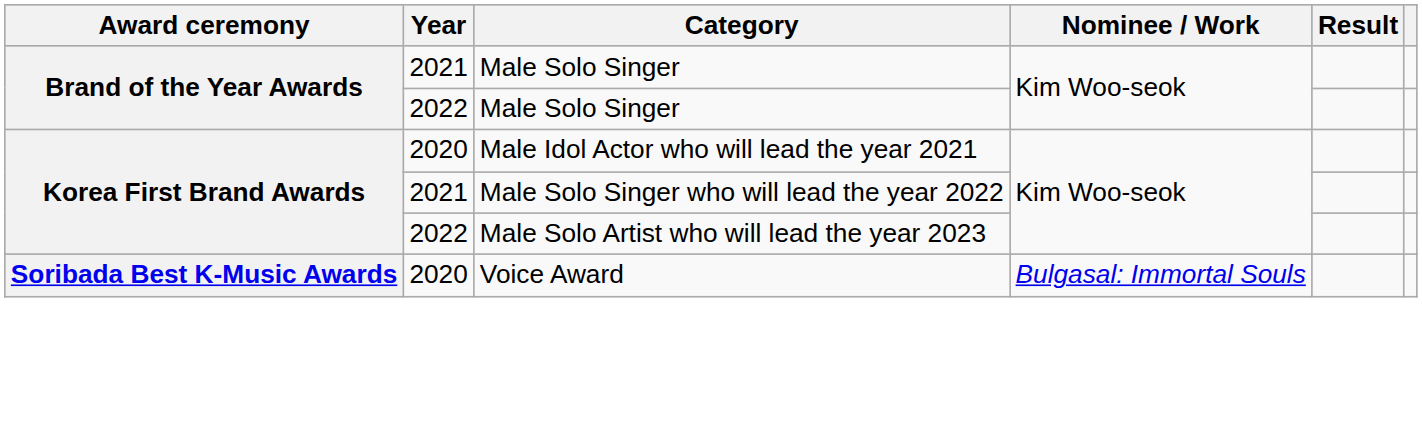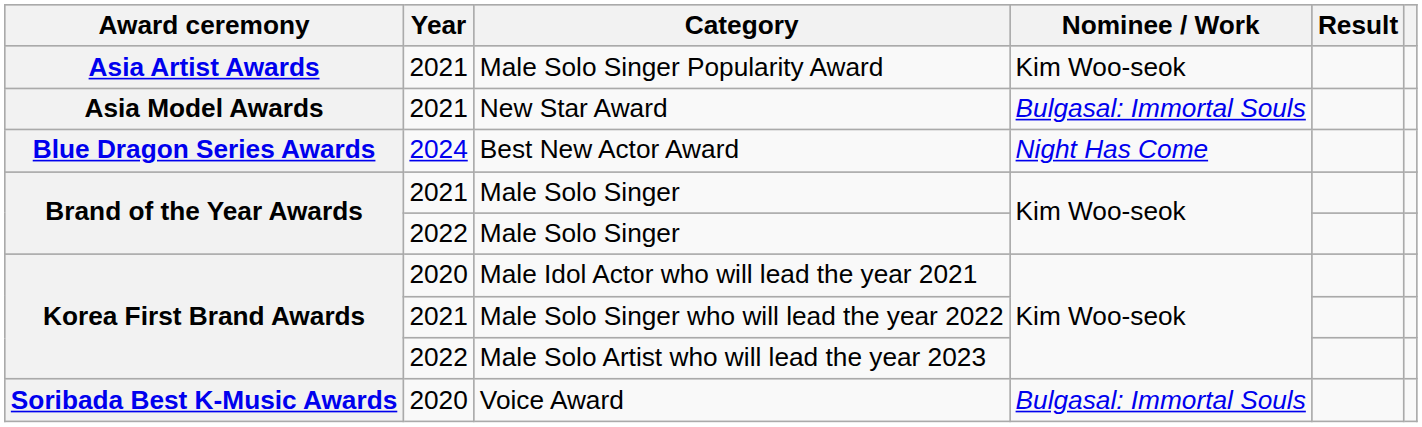+ row: (439, 66)
+ row: (439, 108)
+ row: (439, 150)
